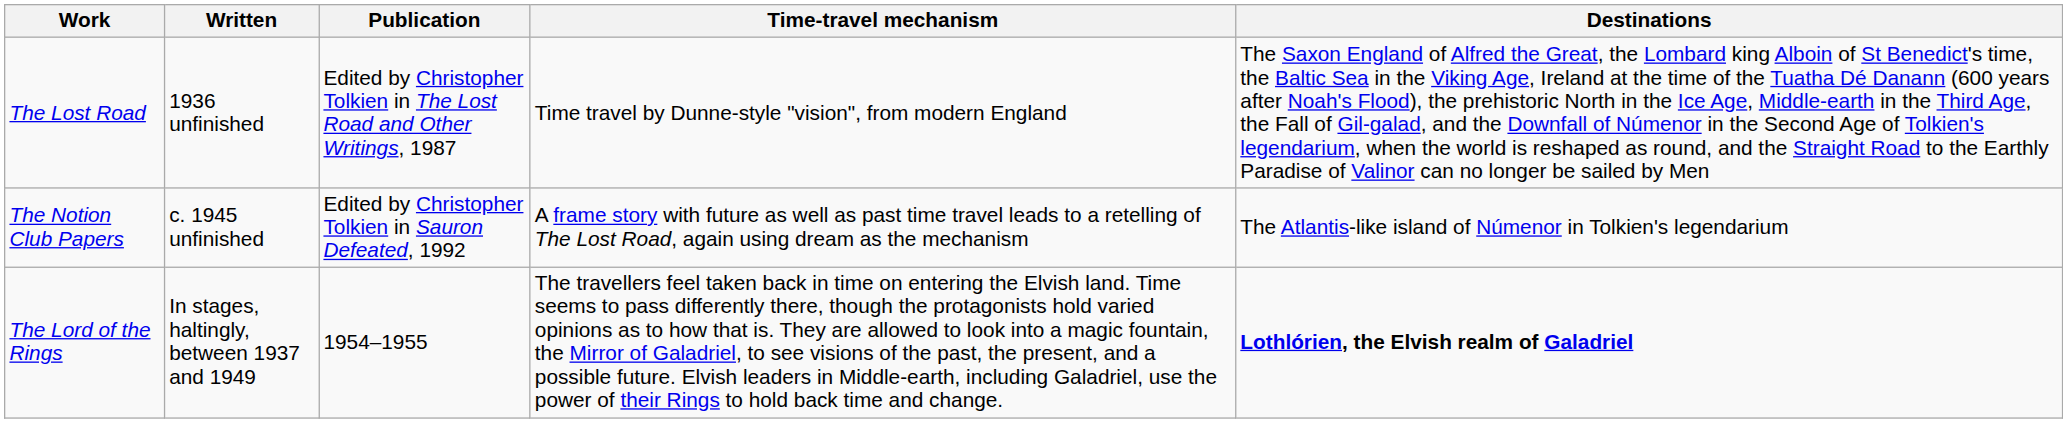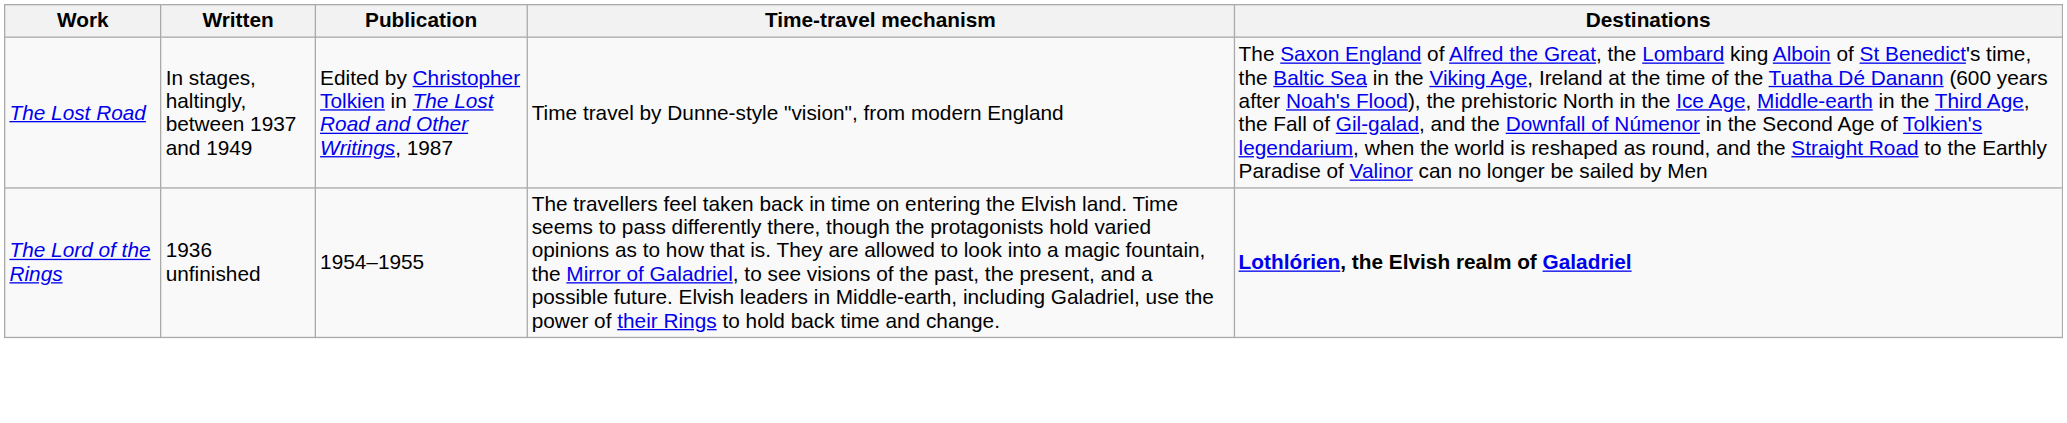(217, 112) 1936 unfinished -> (231, 112) In stages, haltingly, between 1937 and 1949
- row: (67, 227)
(235, 342) In stages, haltingly, between 1937 and 1949 -> (213, 262) 1936 unfinished
